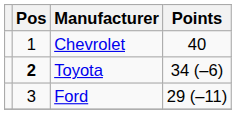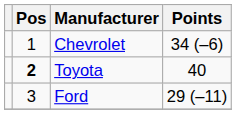(197, 44) 40 -> (197, 44) 34 (–6)
(197, 70) 34 (–6) -> (197, 70) 40
